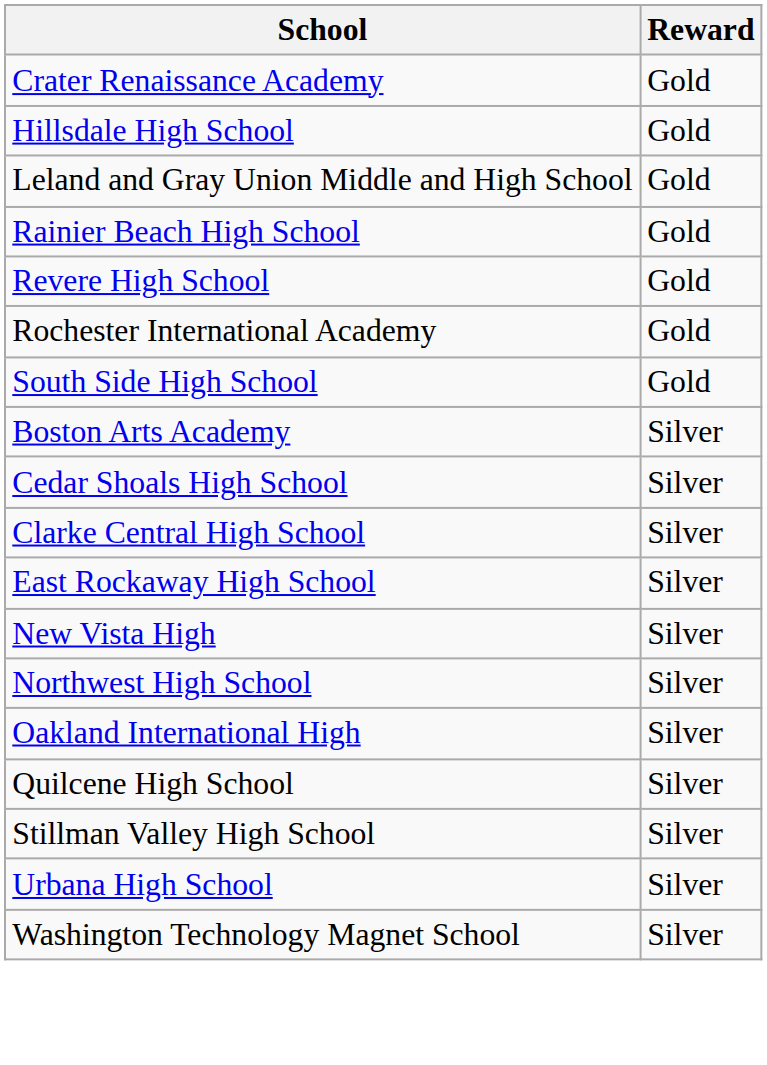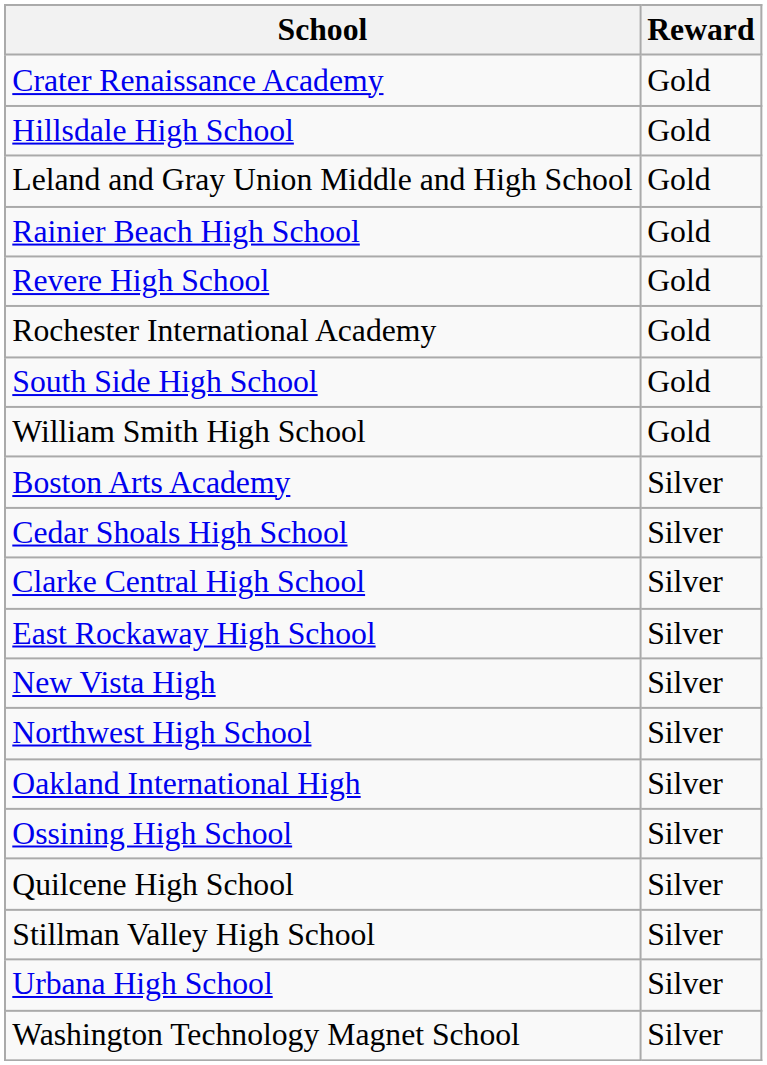+ row: (189, 431)
+ row: (152, 833)
